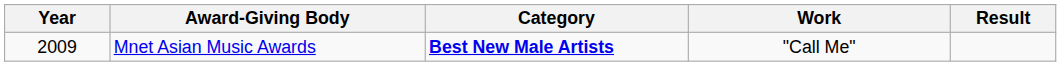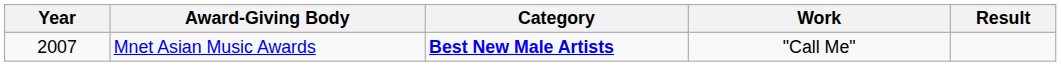(57, 46) 2009 -> (57, 46) 2007
